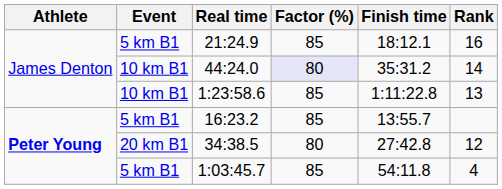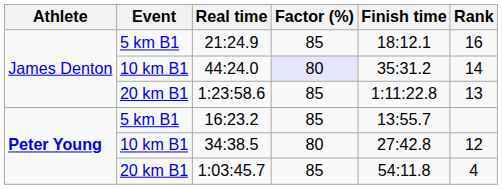(154, 94) 10 km B1 -> (154, 94) 20 km B1
(154, 145) 20 km B1 -> (154, 145) 10 km B1
(150, 171) 5 km B1 -> (154, 171) 20 km B1
